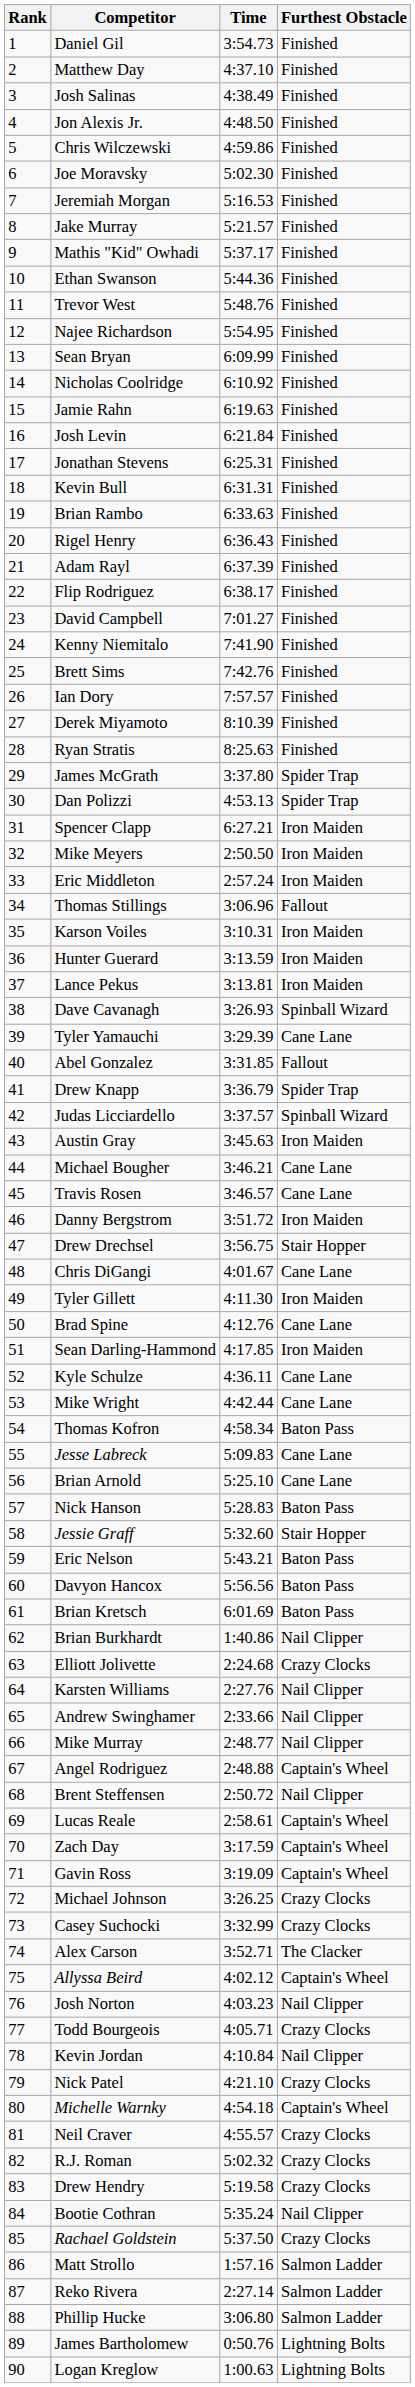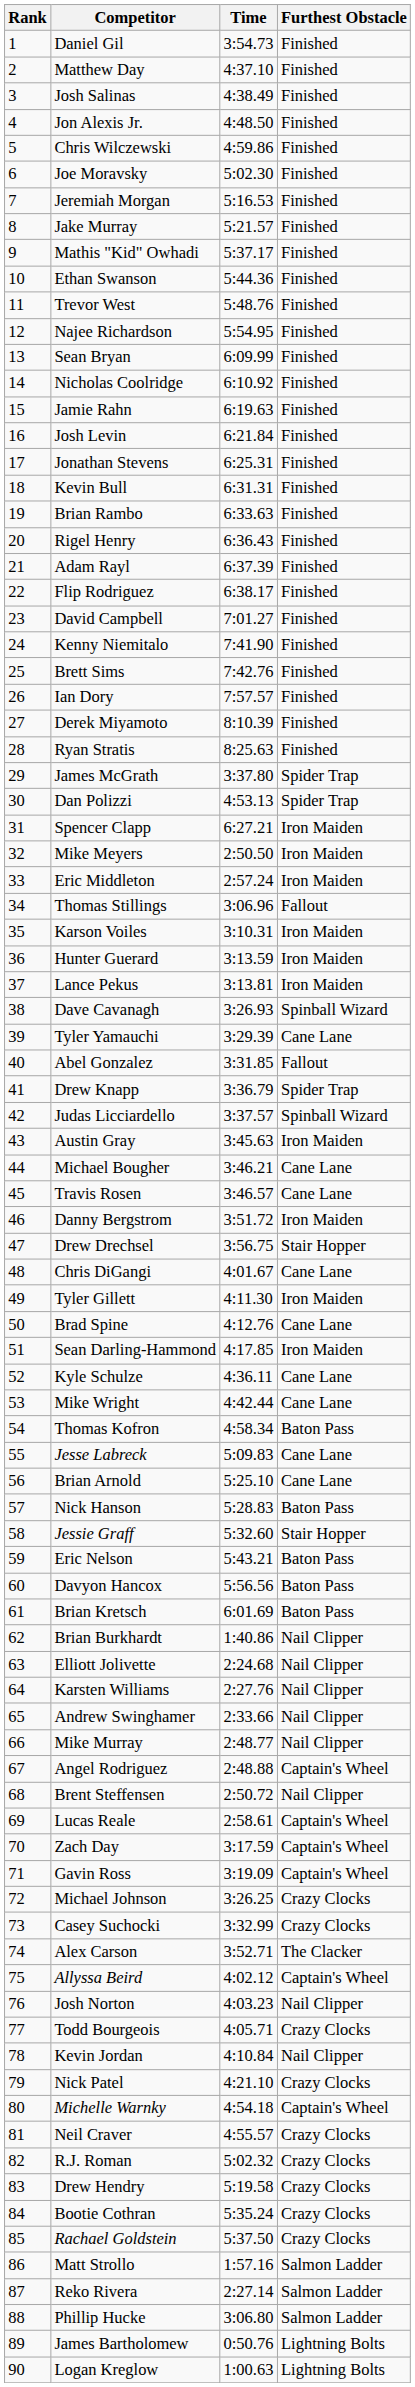(326, 1664) Crazy Clocks -> (322, 1664) Nail Clipper
(322, 2213) Nail Clipper -> (326, 2213) Crazy Clocks
